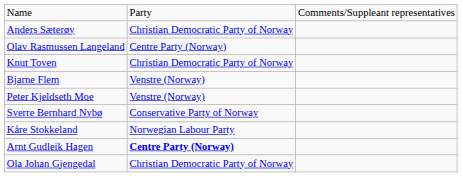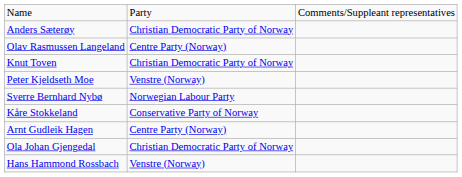- row: (33, 79)
(194, 113) Conservative Party of Norway -> (182, 96) Norwegian Labour Party
(182, 130) Norwegian Labour Party -> (194, 113) Conservative Party of Norway
(182, 146) bold -> (178, 130) normal
+ row: (63, 163)
